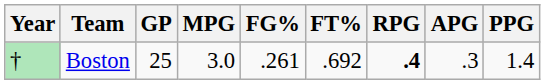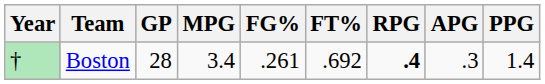(161, 60) 25 -> (161, 60) 28
(221, 60) 3.0 -> (221, 60) 3.4
